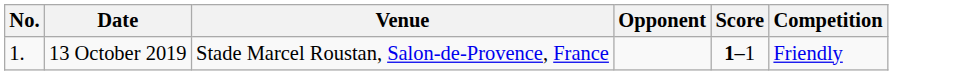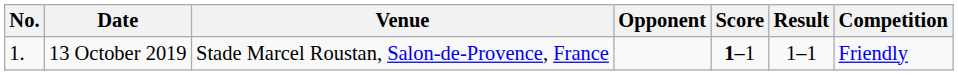+ column: (801, 20)
